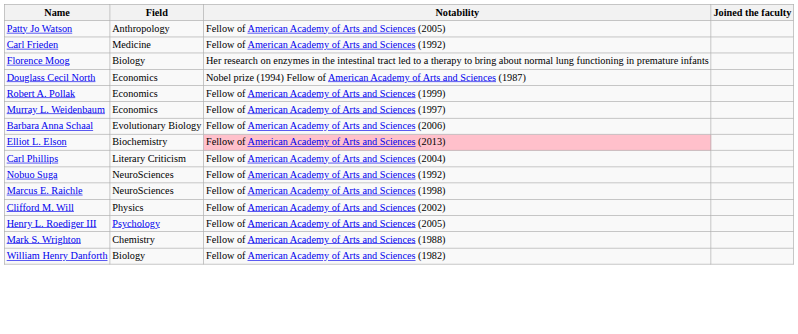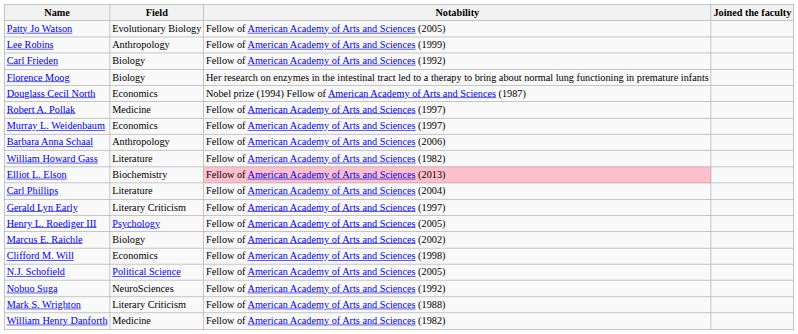(141, 28) Anthropology -> (157, 28) Evolutionary Biology
+ row: (30, 45)
(132, 45) Medicine -> (129, 61) Biology
(135, 93) Economics -> (132, 110) Medicine
(326, 93) Fellow of American Academy of Arts and Sciences (1999) -> (326, 110) Fellow of American Academy of Arts and Sciences (1997)
(157, 126) Evolutionary Biology -> (141, 142) Anthropology
+ row: (52, 158)
(149, 158) Literary Criticism -> (132, 191) Literature
+ row: (42, 207)
rows swapped: (32, 175) <-> (52, 223)
(143, 191) NeuroSciences -> (129, 239) Biology
(326, 191) Fellow of American Academy of Arts and Sciences (1998) -> (326, 239) Fellow of American Academy of Arts and Sciences (2002)
(128, 207) Physics -> (135, 256) Economics
(326, 207) Fellow of American Academy of Arts and Sciences (2002) -> (326, 256) Fellow of American Academy of Arts and Sciences (1998)
+ row: (36, 272)
(134, 239) Chemistry -> (149, 304) Literary Criticism
(129, 256) Biology -> (132, 321) Medicine
